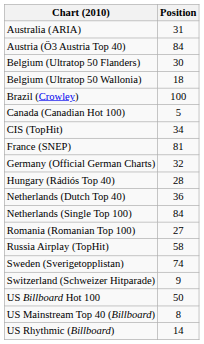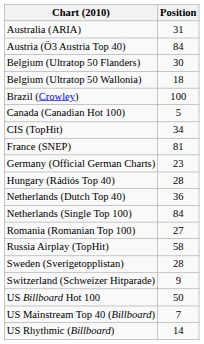(178, 163) 32 -> (178, 163) 23
(178, 264) 74 -> (178, 264) 28
(178, 314) 8 -> (178, 314) 7
